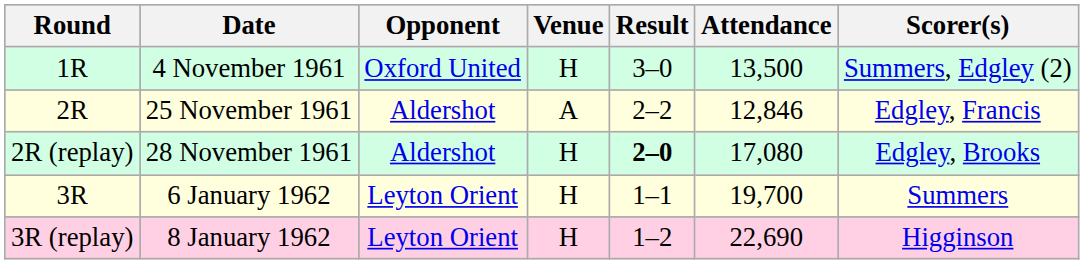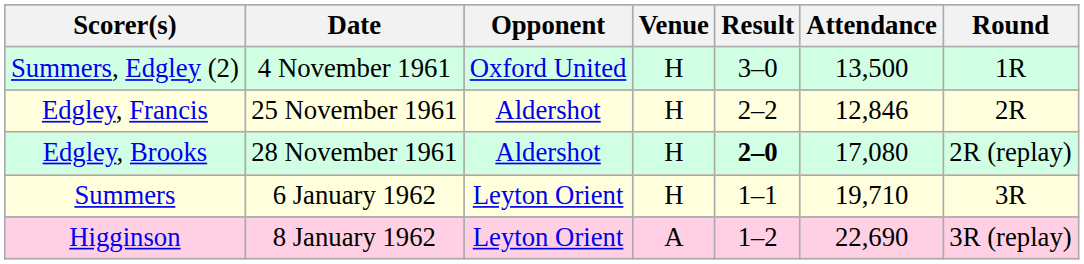columns swapped: (72, 25) <-> (958, 25)
(568, 110) A -> (674, 110) H
(766, 195) 19,700 -> (872, 195) 19,710
(568, 237) H -> (674, 237) A
